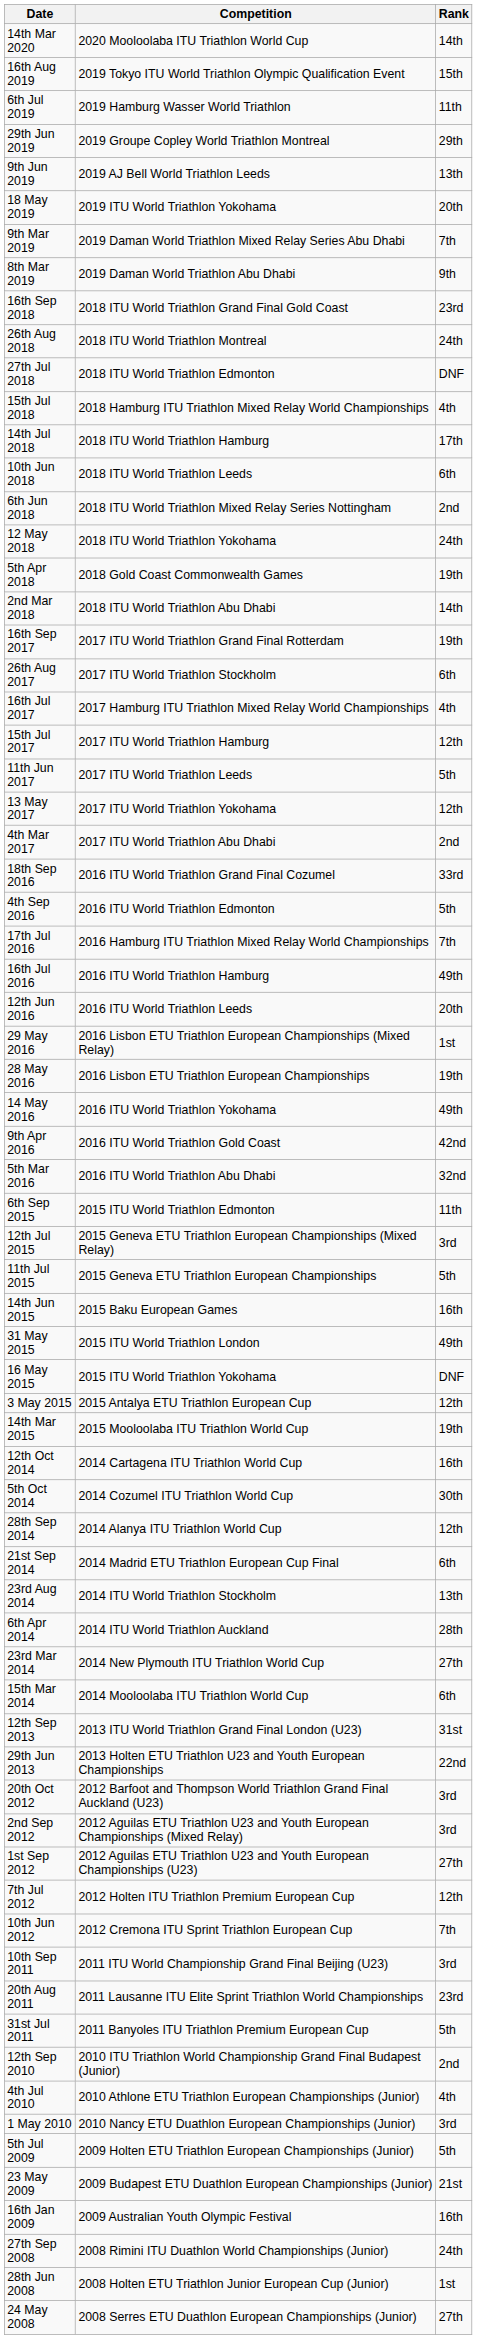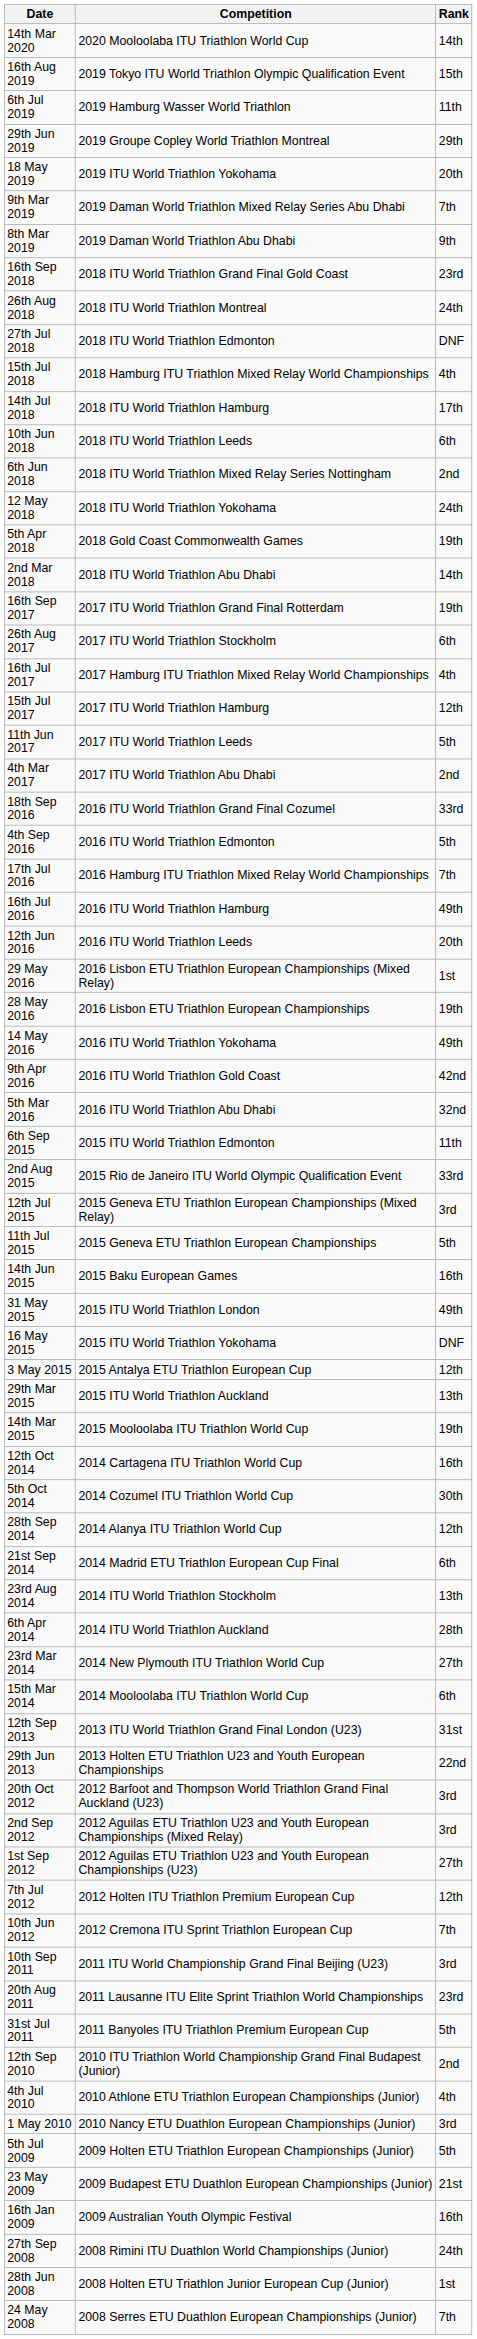- row: (27, 174)
- row: (27, 808)
+ row: (30, 1176)
+ row: (32, 1396)
(451, 2317) 27th -> (447, 2317) 7th
